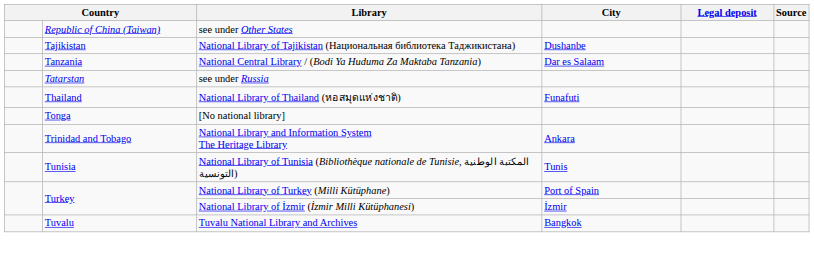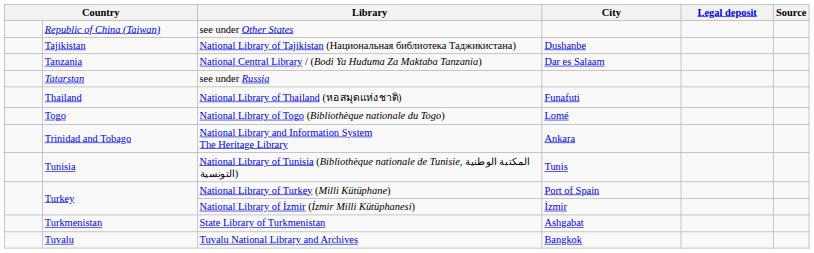+ row: (322, 116)
- row: (242, 116)
+ row: (262, 223)
